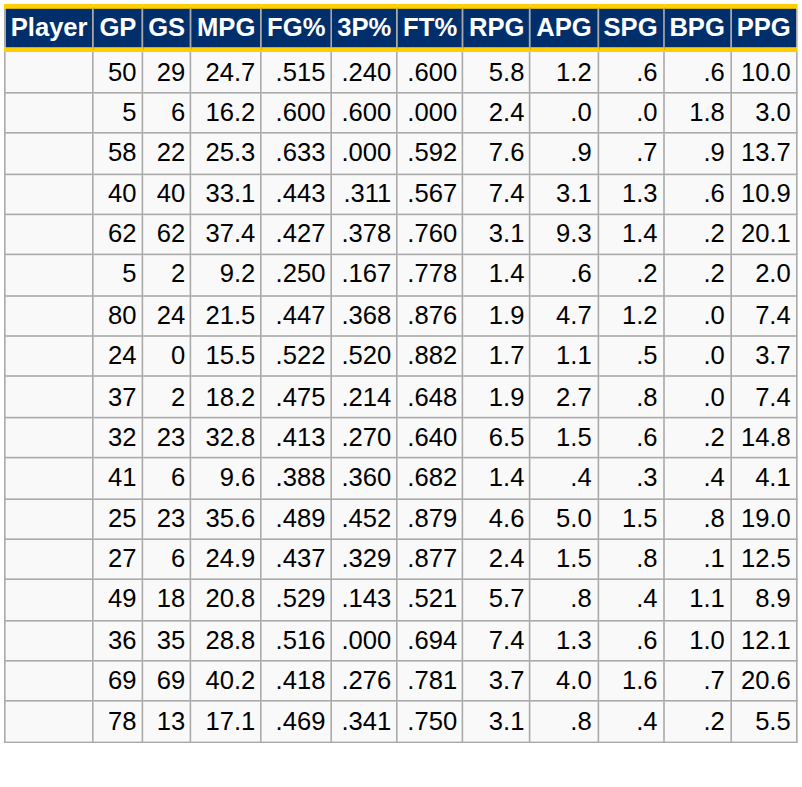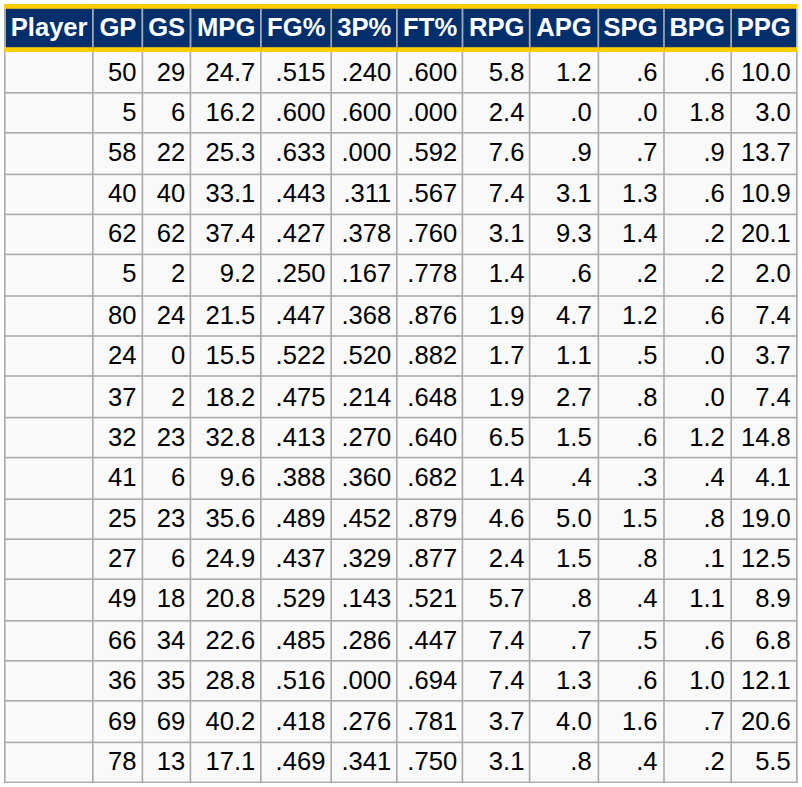(714, 315) .0 -> (714, 315) .6
(714, 437) .2 -> (707, 437) 1.2
+ row: (230, 640)
